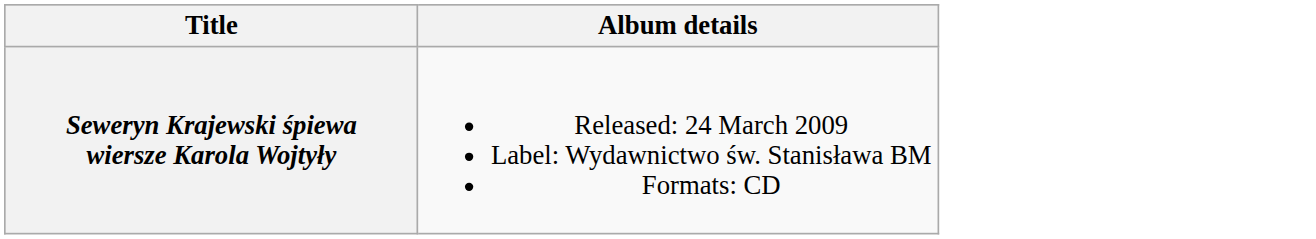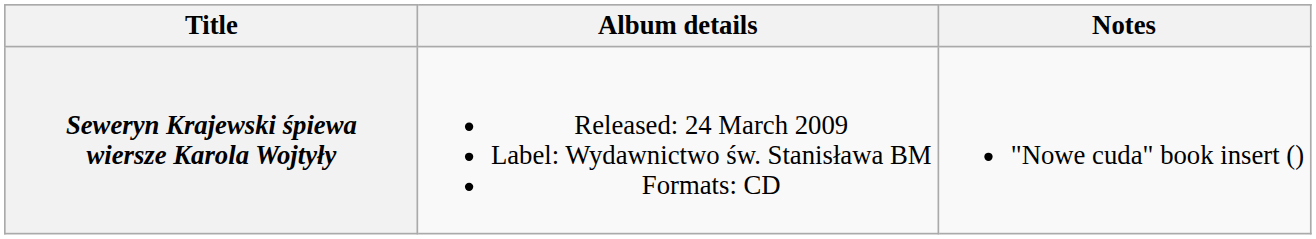+ column: (1124, 25)
